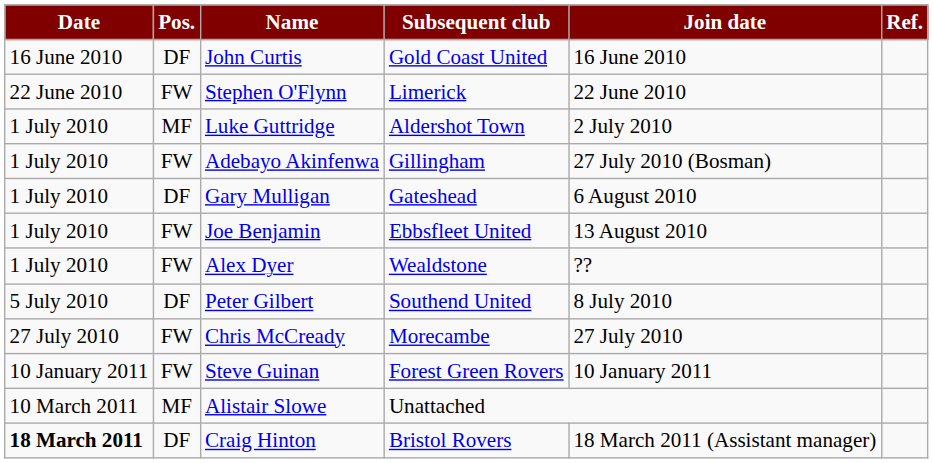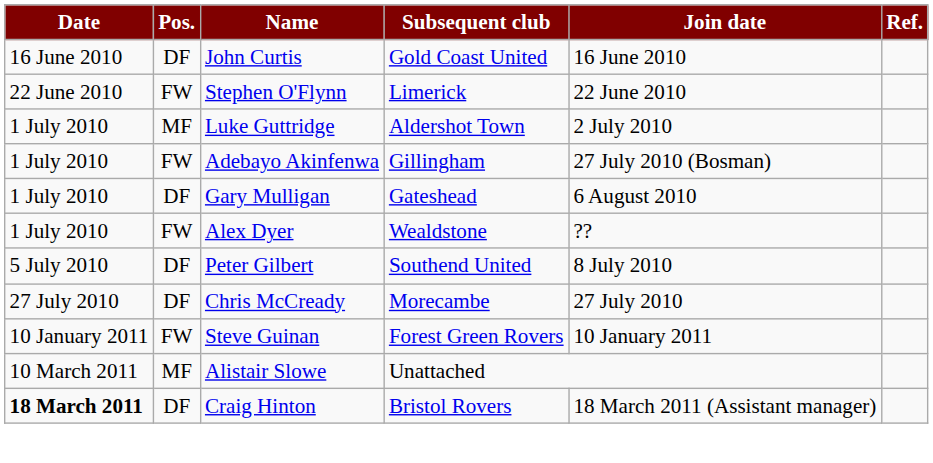- row: (263, 231)
(177, 335) FW -> (177, 300) DF
